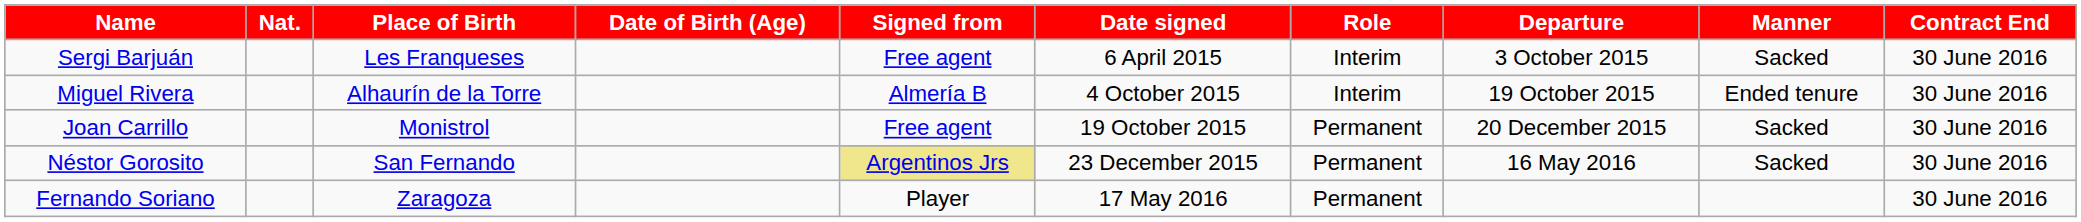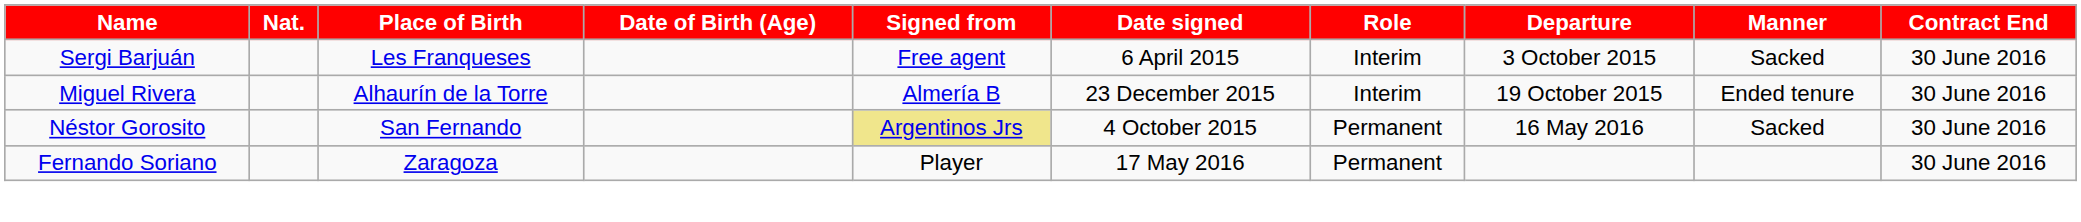(1163, 92) 4 October 2015 -> (1180, 92) 23 December 2015
- row: (126, 127)
(1163, 163) 23 December 2015 -> (1180, 127) 4 October 2015
